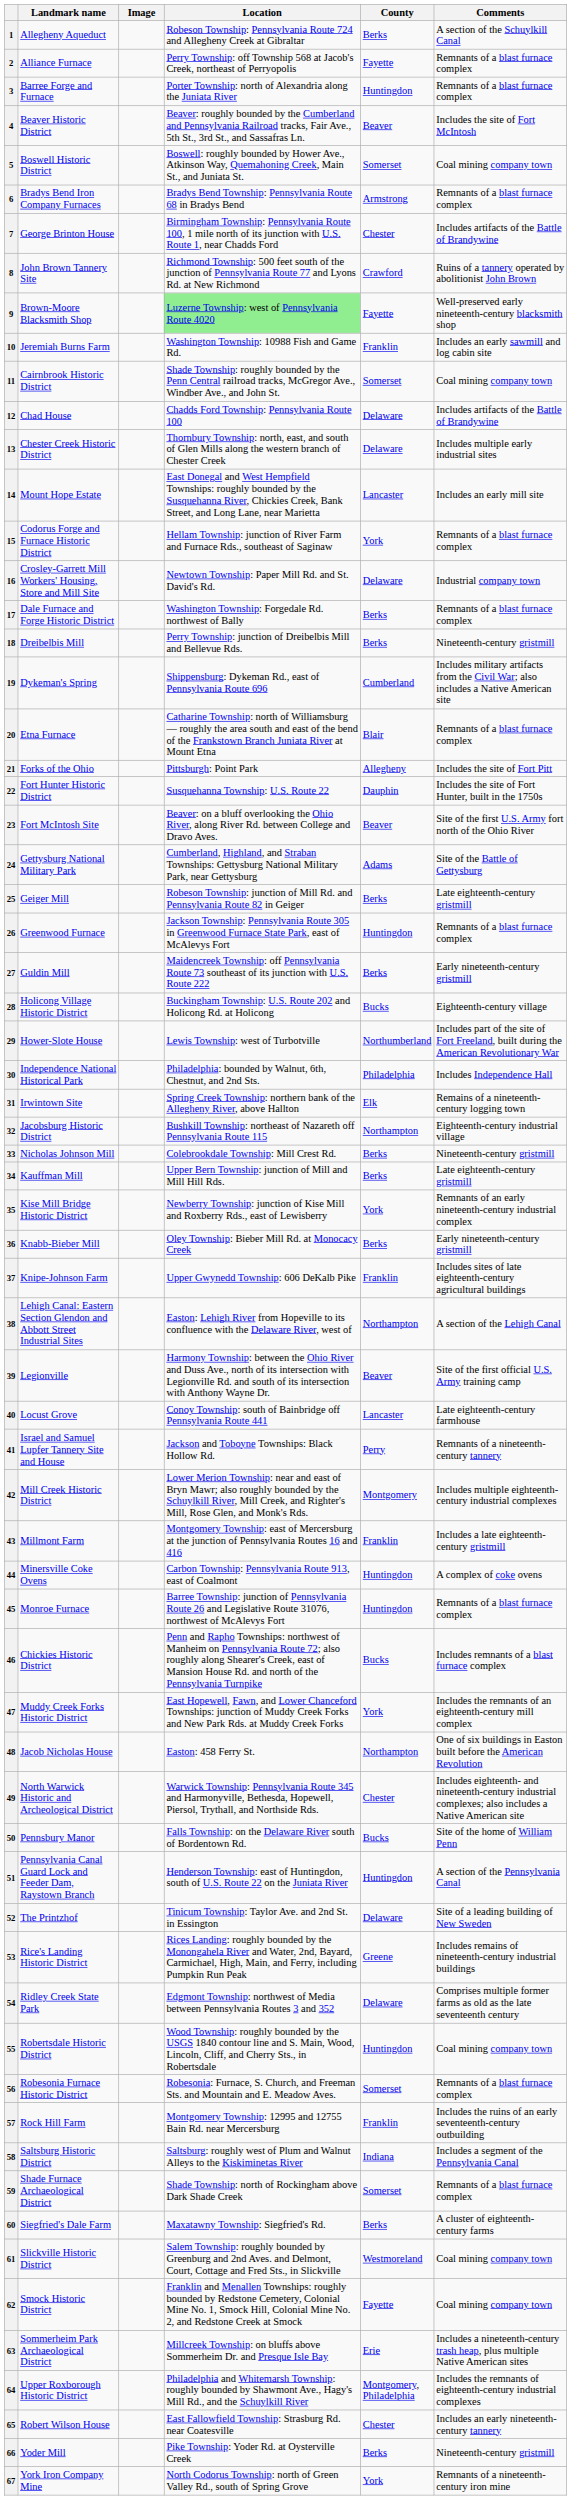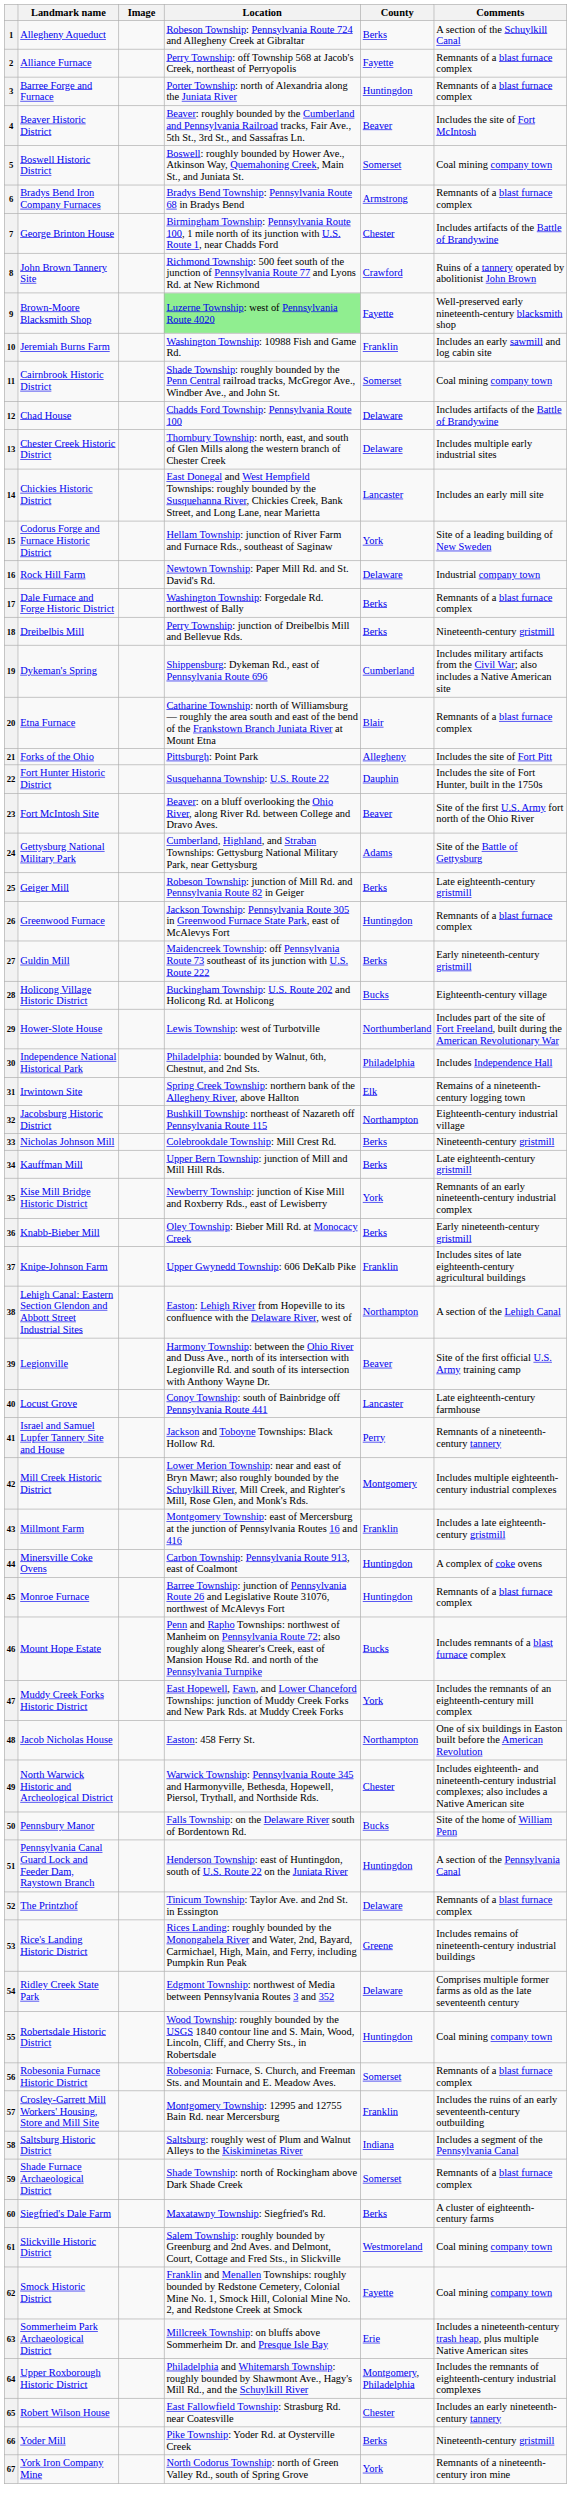(61, 495) Mount Hope Estate -> (56, 495) Chickies Historic District
(494, 540) Remnants of a blast furnace complex -> (494, 540) Site of a leading building of New Sweden
(63, 580) Crosley-Garrett Mill Workers' Housing, Store and Mill Site -> (53, 574) Rock Hill Farm
(56, 1660) Chickies Historic District -> (61, 1648) Mount Hope Estate
(494, 1917) Site of a leading building of New Sweden -> (494, 1905) Remnants of a blast furnace complex
(53, 2122) Rock Hill Farm -> (63, 2111) Crosley-Garrett Mill Workers' Housing, Store and Mill Site
